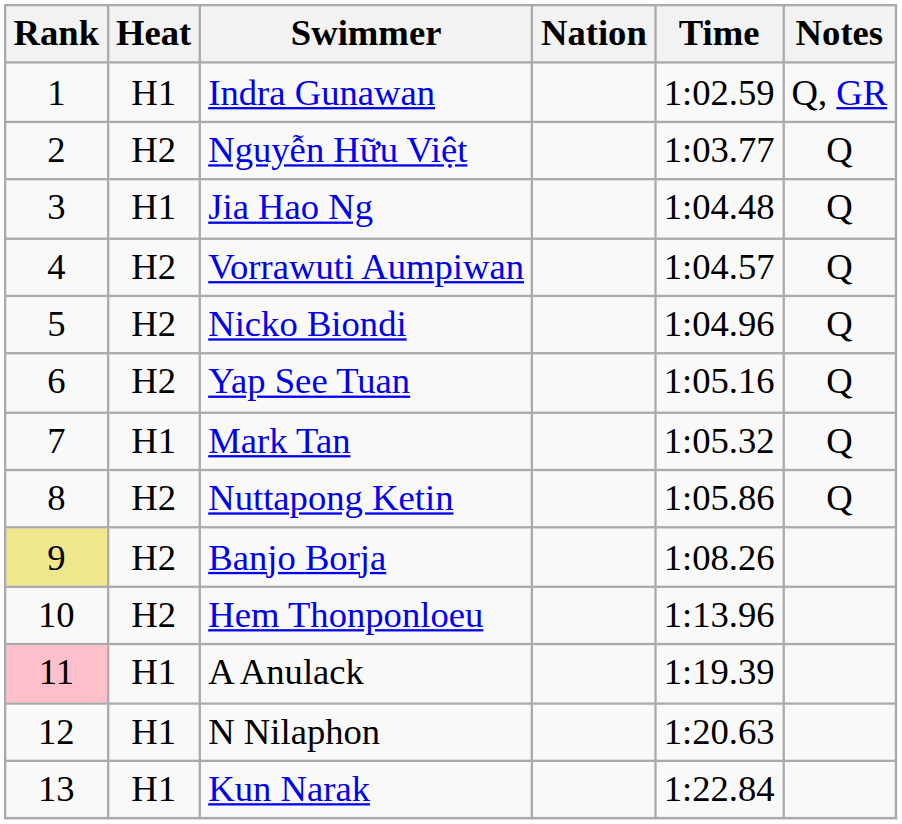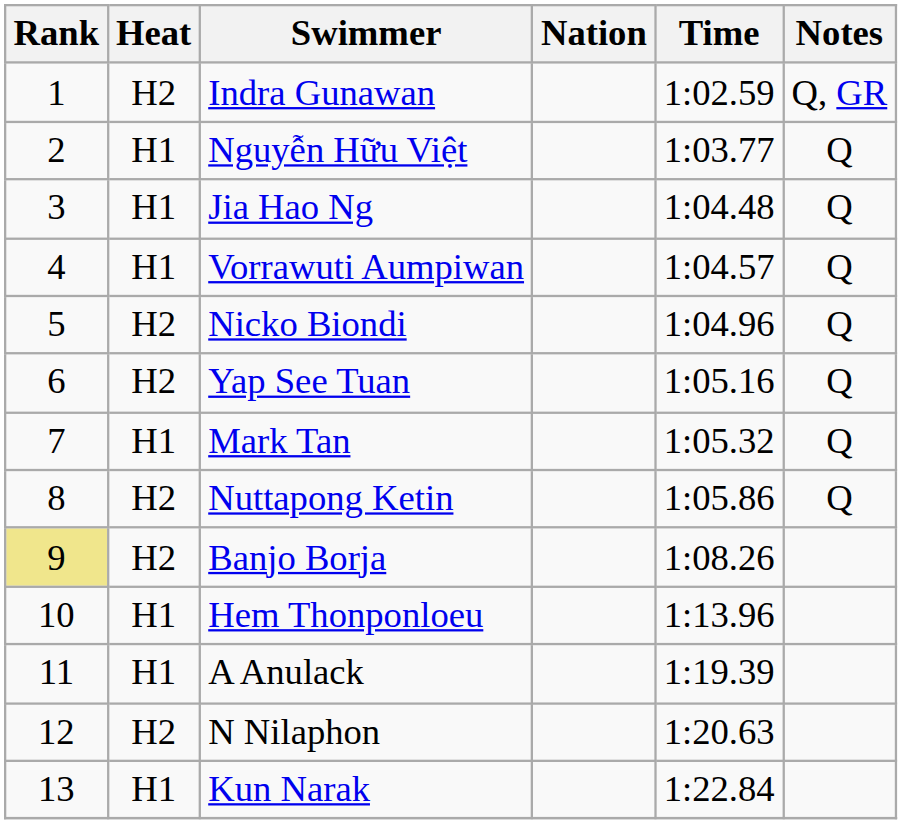(154, 91) H1 -> (154, 91) H2
(154, 149) H2 -> (154, 149) H1
(154, 265) H2 -> (154, 265) H1
(154, 614) H2 -> (154, 614) H1
(56, 672) pink background -> (56, 672) no background
(154, 730) H1 -> (154, 730) H2
